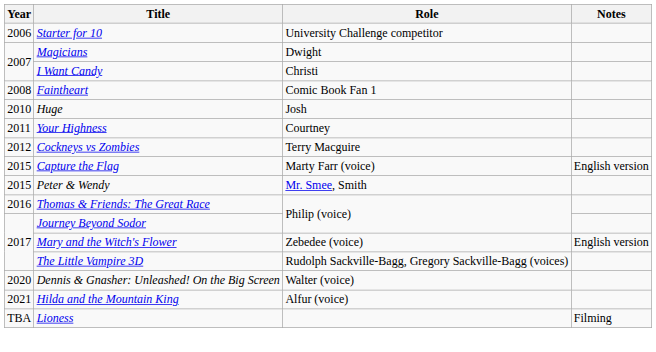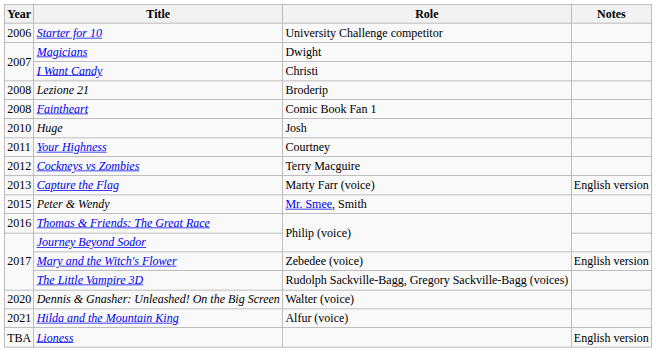+ row: (63, 90)
(19, 166) 2015 -> (19, 185) 2013
(593, 318) Filming -> (611, 337) English version
